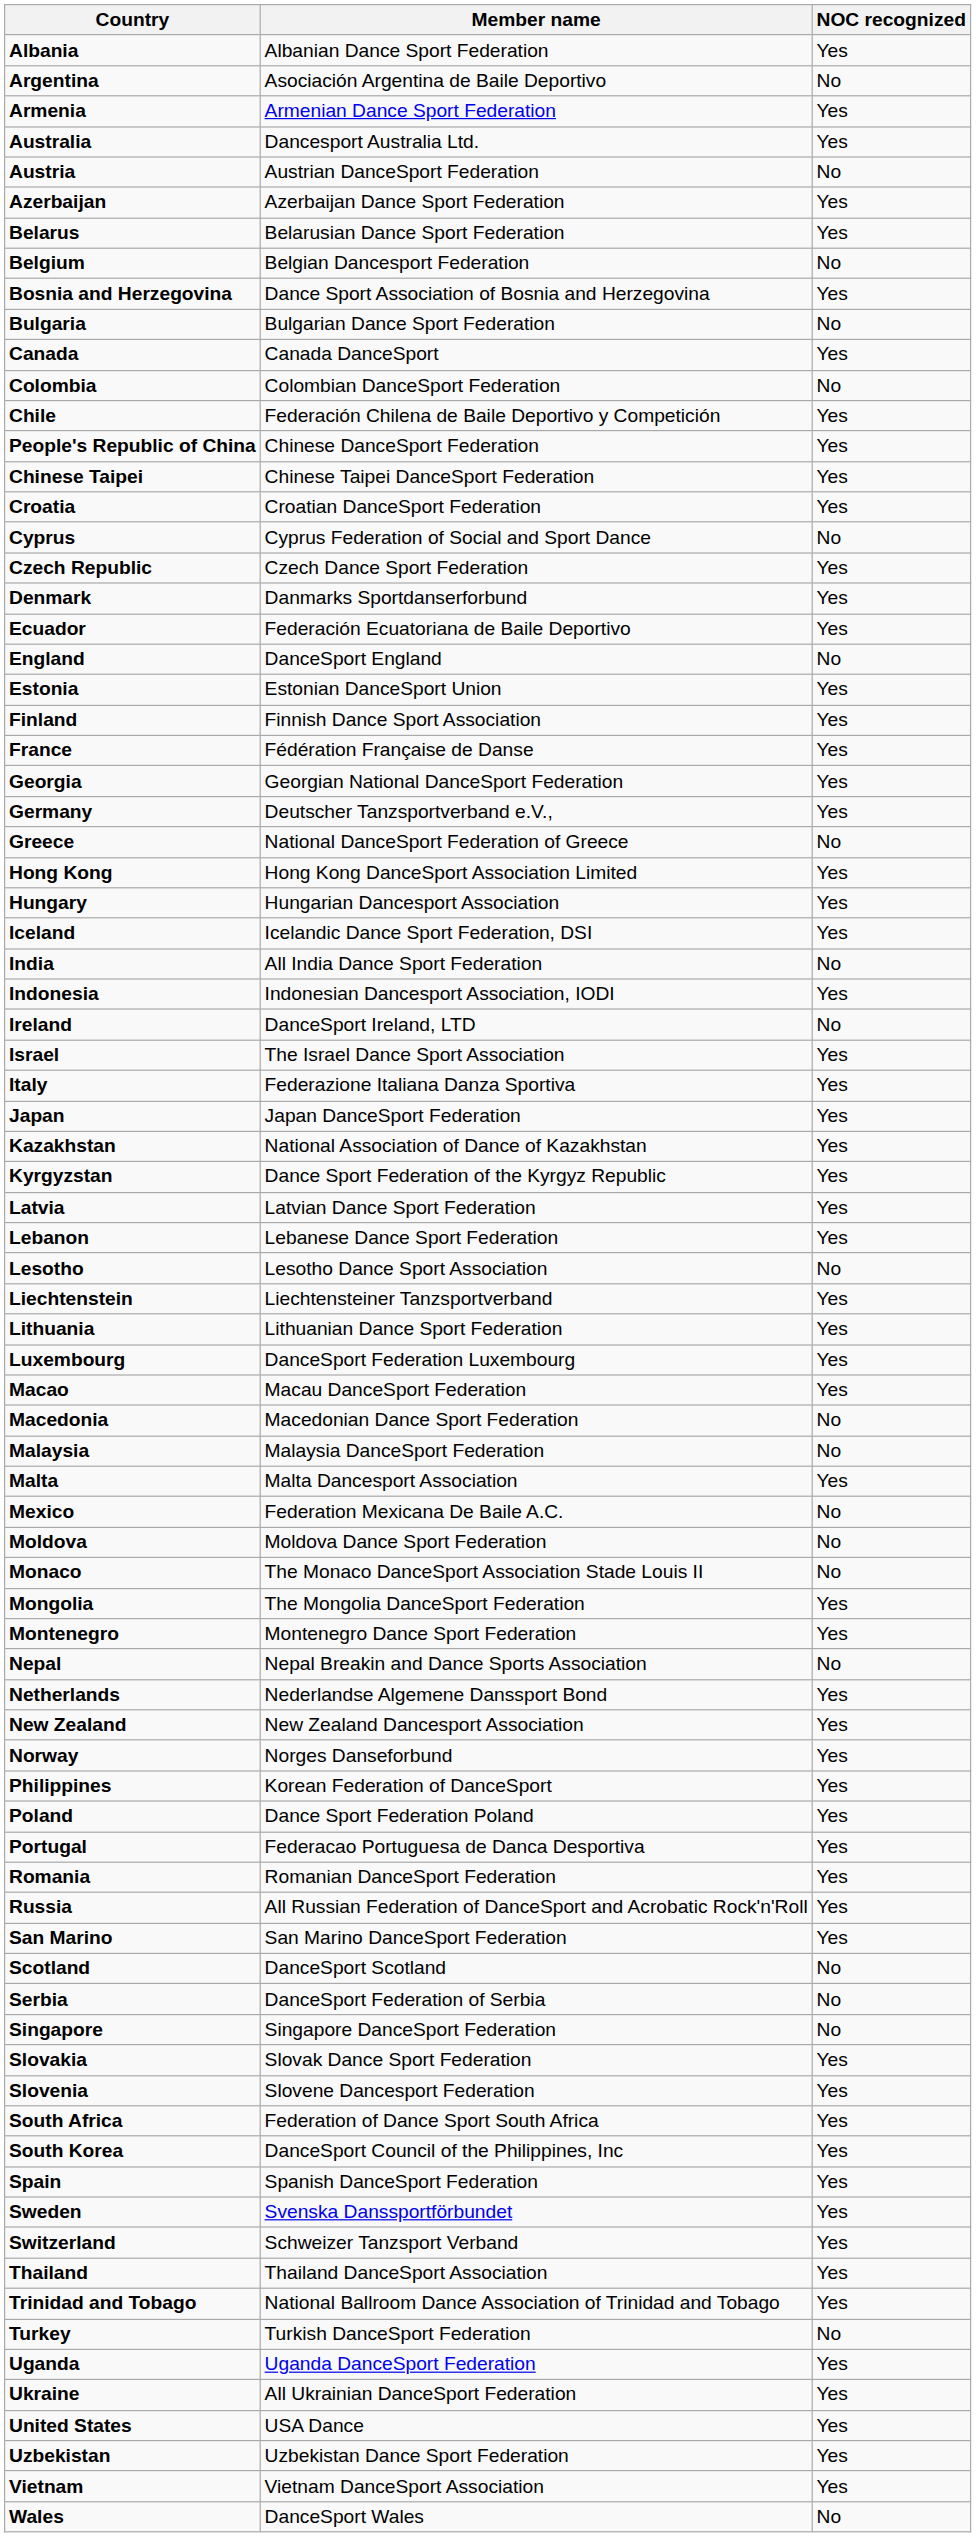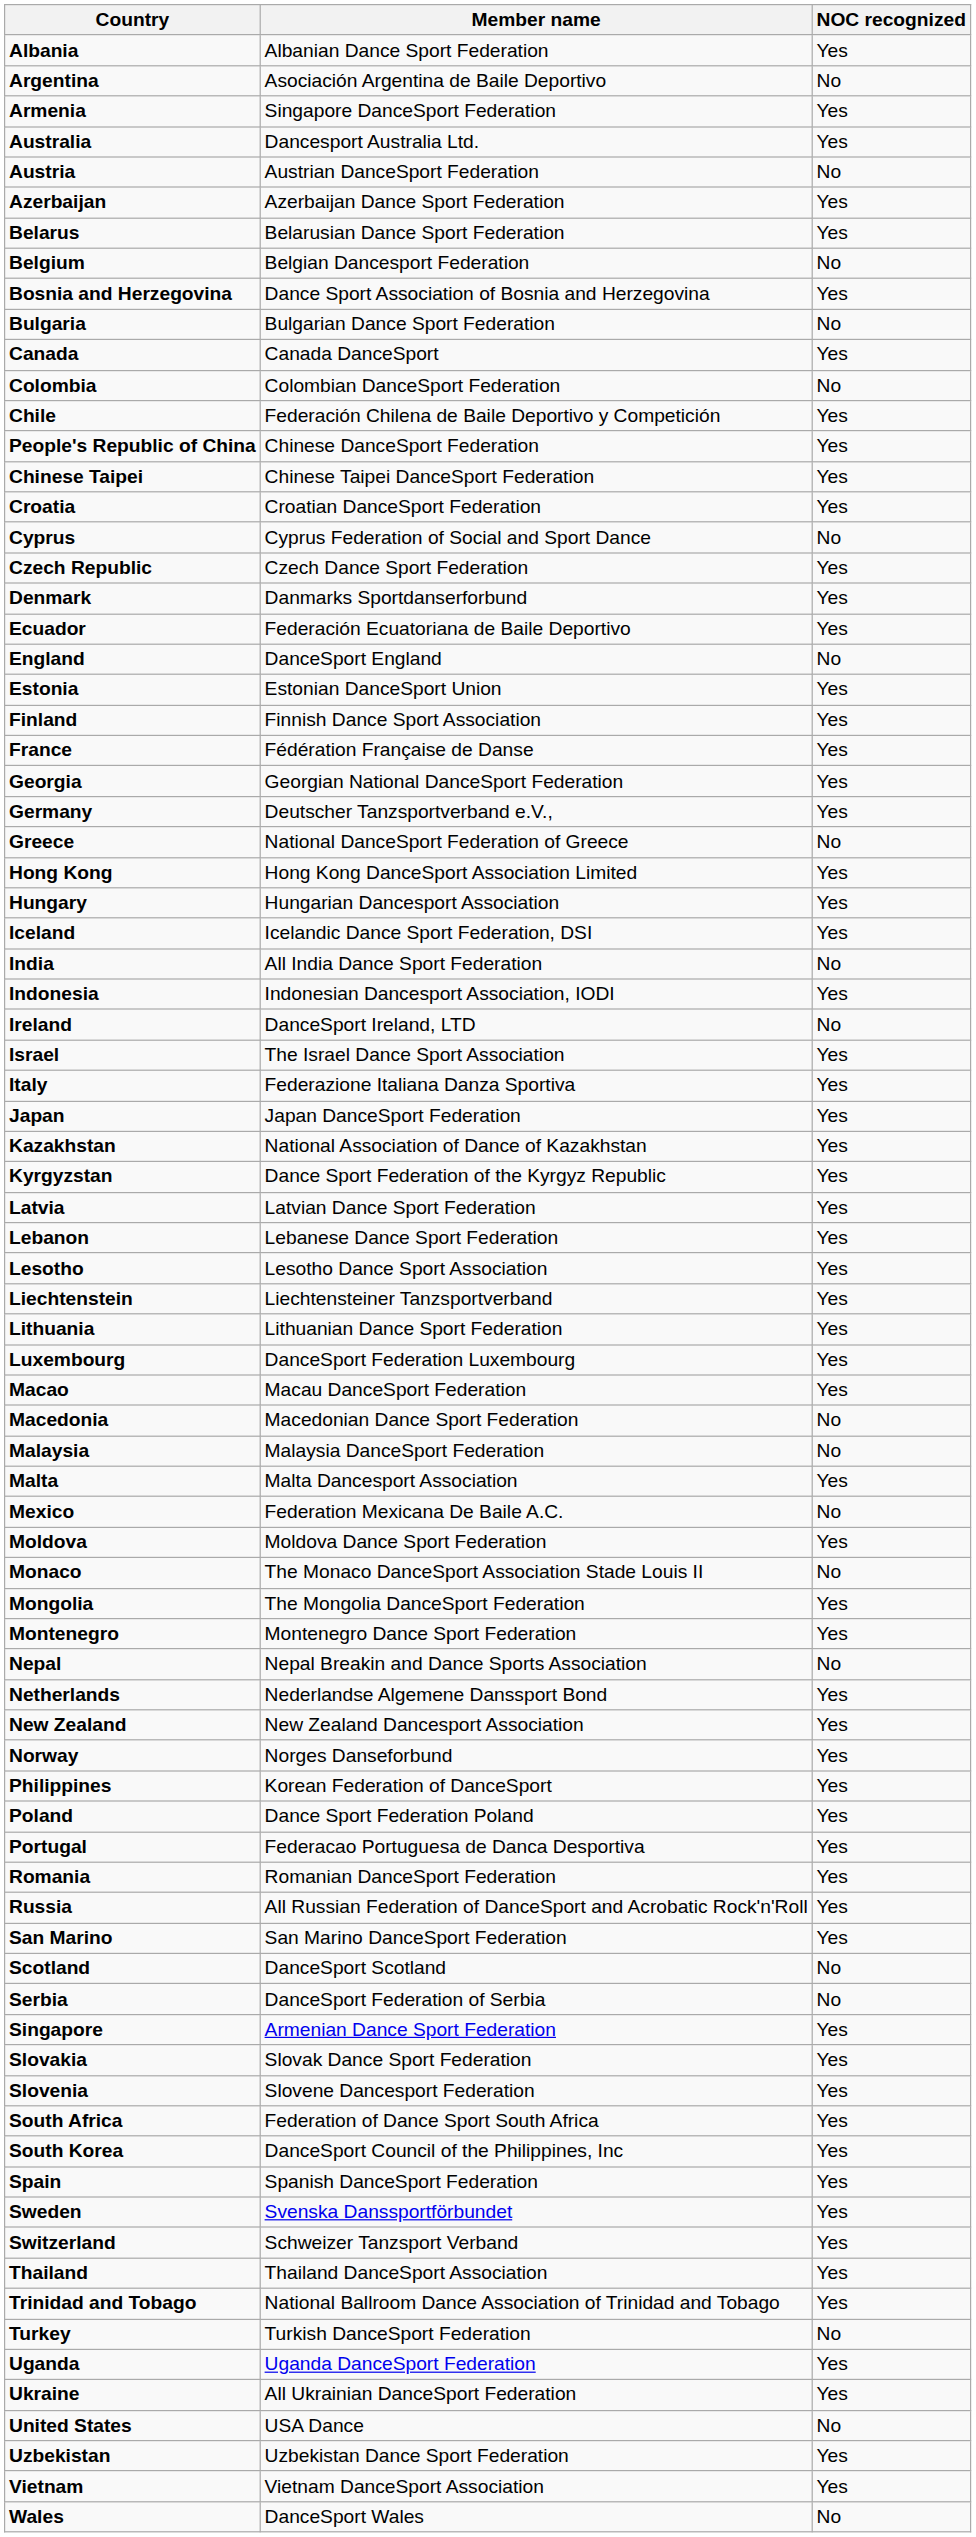(410, 111) Armenian Dance Sport Federation -> (410, 111) Singapore DanceSport Federation
(829, 1268) No -> (832, 1268) Yes
(829, 1542) No -> (832, 1542) Yes
(410, 2029) Singapore DanceSport Federation -> (410, 2029) Armenian Dance Sport Federation
(829, 2029) No -> (832, 2029) Yes
(832, 2425) Yes -> (829, 2425) No
